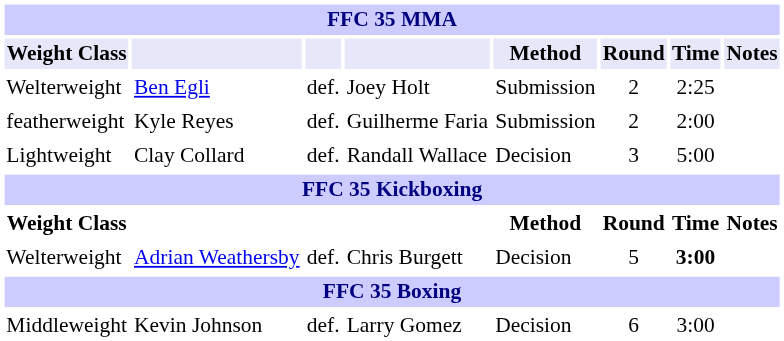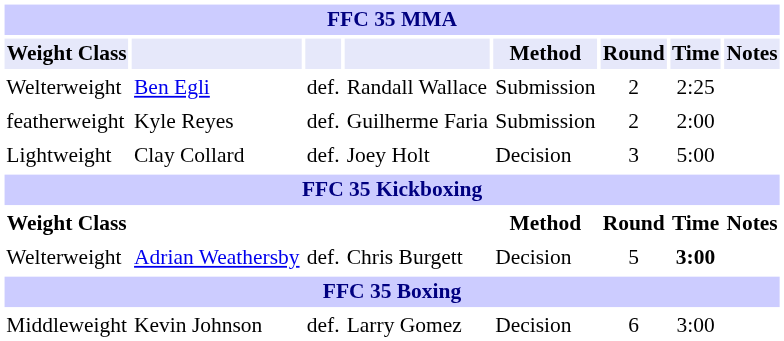(388, 87) Joey Holt -> (417, 87) Randall Wallace
(417, 155) Randall Wallace -> (388, 155) Joey Holt
